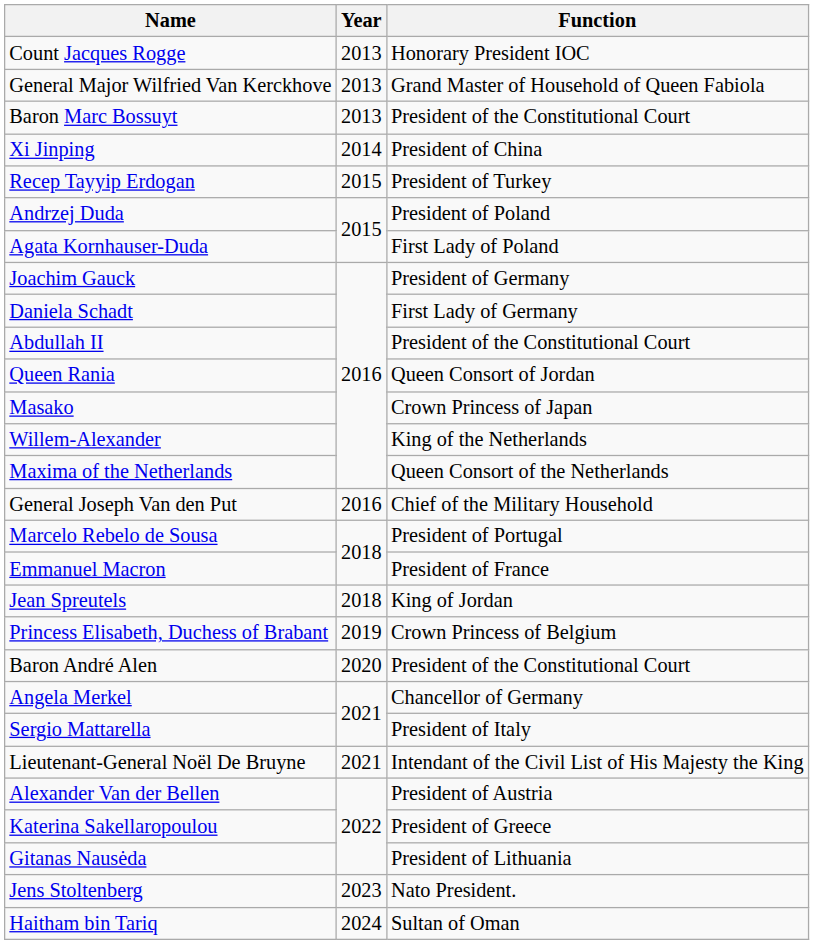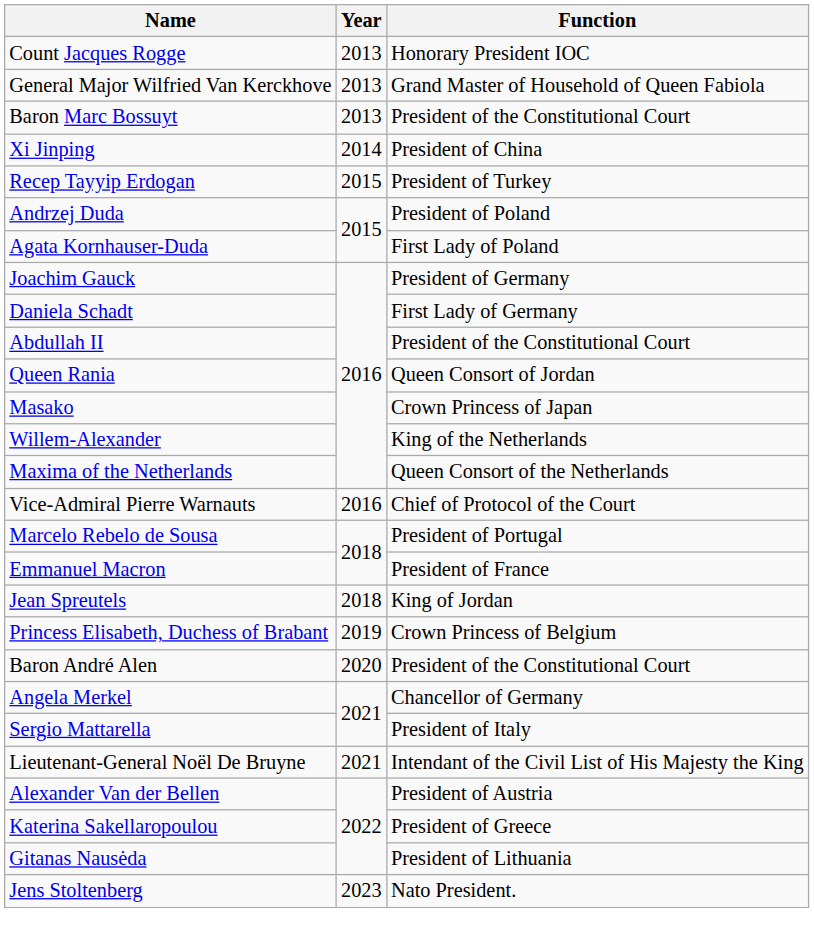- row: (123, 504)
+ row: (132, 504)
- row: (83, 922)
